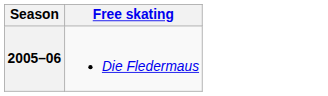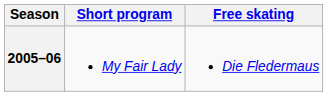+ column: (124, 15)
